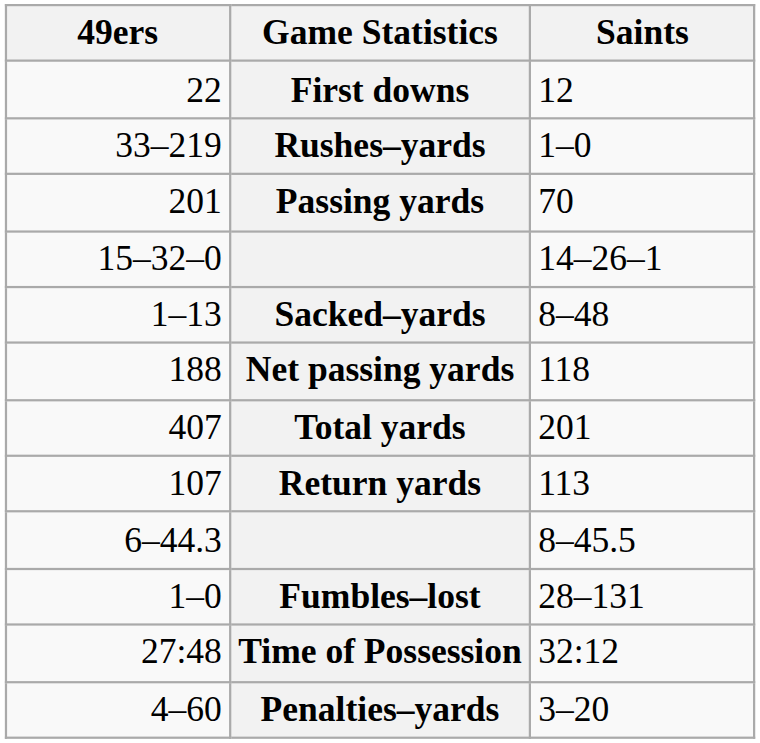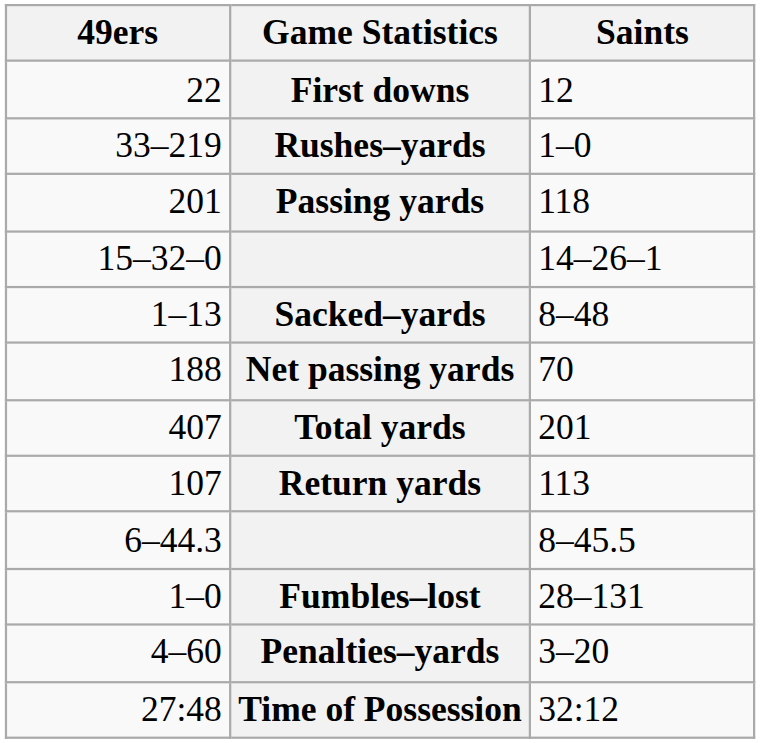(556, 201) 70 -> (564, 201) 118
(564, 370) 118 -> (556, 370) 70
rows swapped: (186, 708) <-> (181, 652)
